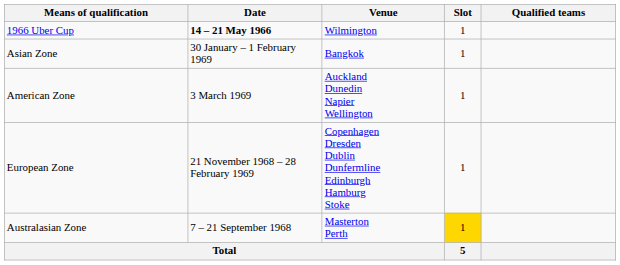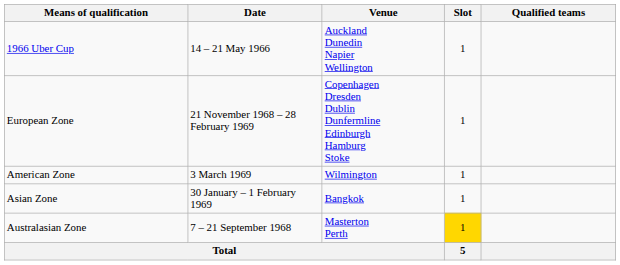(231, 30) bold -> (230, 48) normal
(351, 30) Wilmington -> (349, 48) Auckland Dunedin Napier Wellington
rows swapped: (32, 53) <-> (40, 167)
(349, 95) Auckland Dunedin Napier Wellington -> (351, 175) Wilmington
